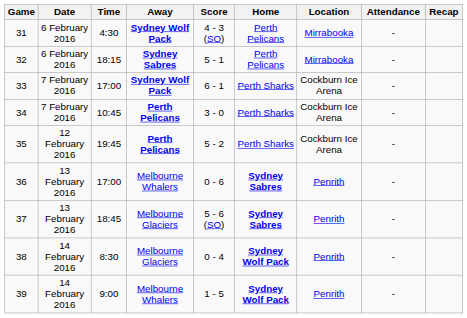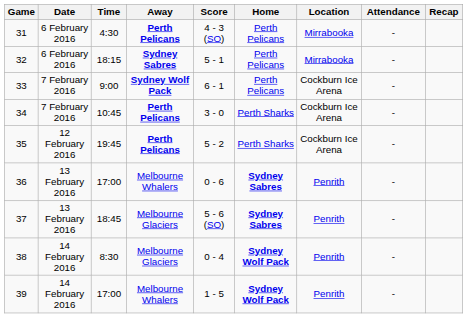(160, 33) Sydney Wolf Pack -> (160, 33) Perth Pelicans
(109, 86) 17:00 -> (109, 86) 9:00
(266, 86) Perth Sharks -> (266, 86) Perth Pelicans
(109, 294) 9:00 -> (109, 294) 17:00
